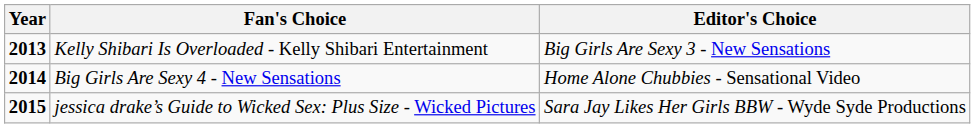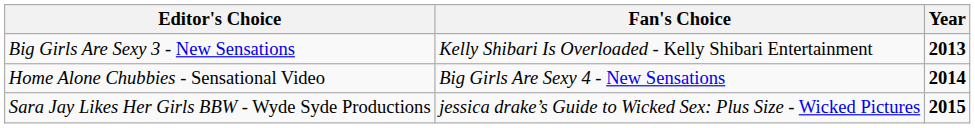columns swapped: (27, 19) <-> (755, 19)
